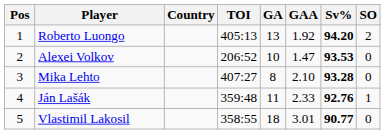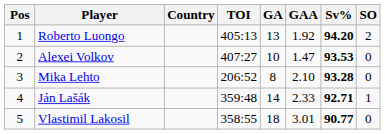(239, 56) 206:52 -> (239, 56) 407:27
(239, 77) 407:27 -> (239, 77) 206:52
(273, 98) 11 -> (273, 98) 14
(339, 98) 92.76 -> (339, 98) 92.71
